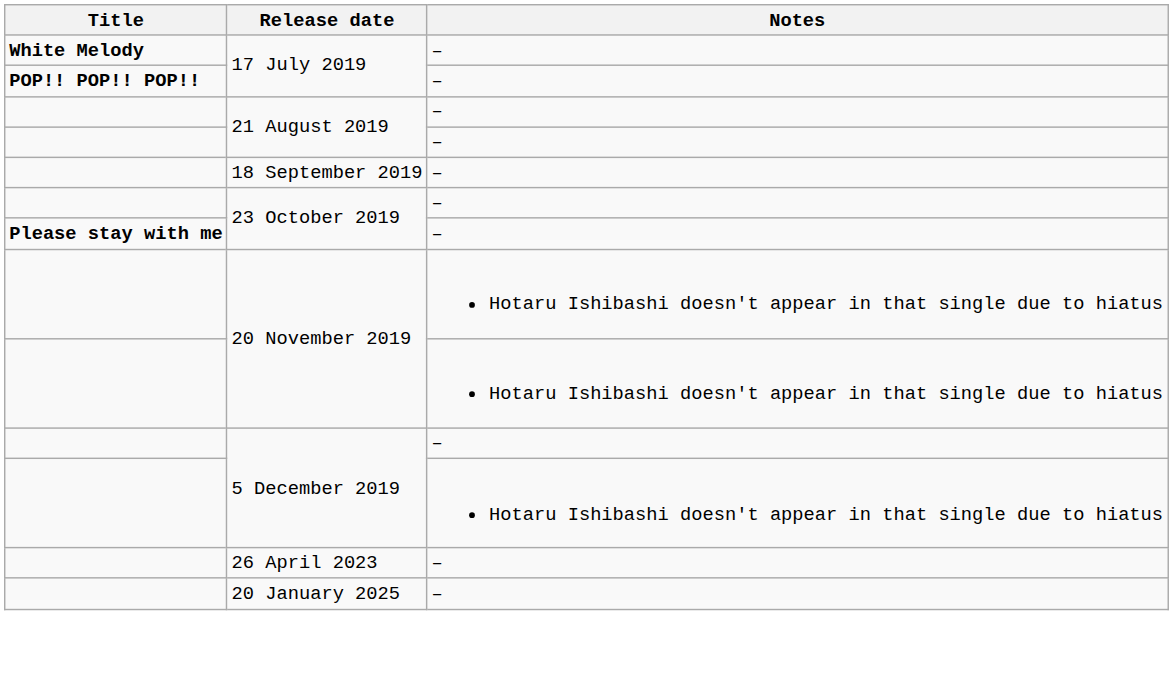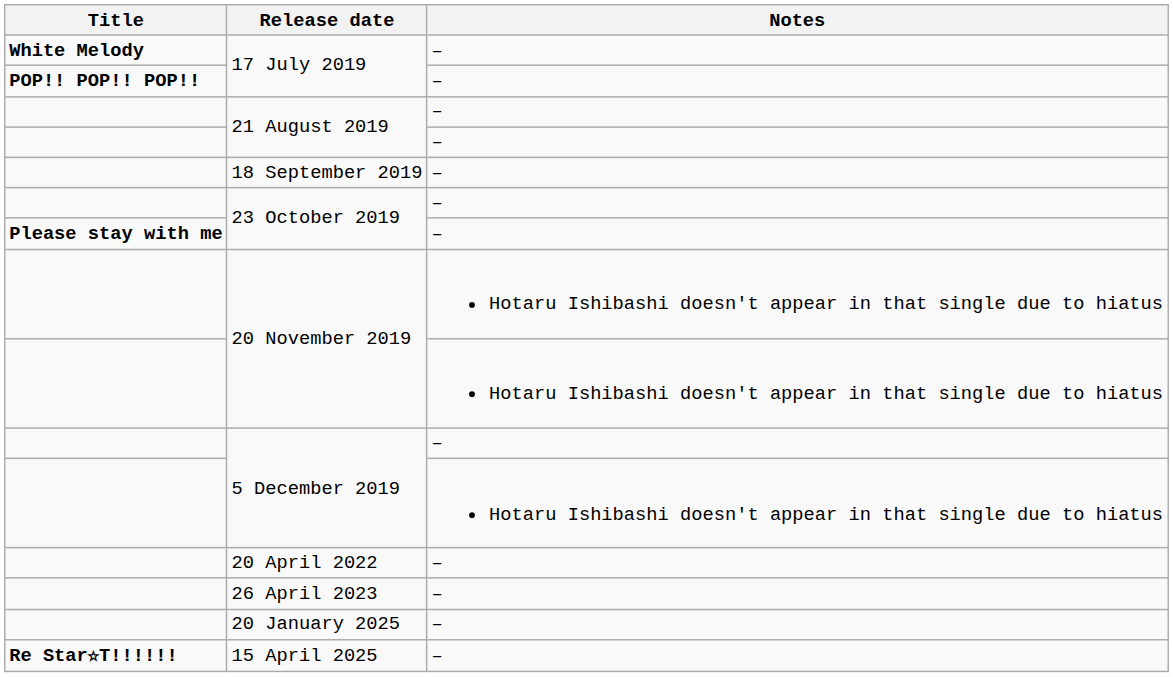+ row: (116, 563)
+ row: (93, 656)
